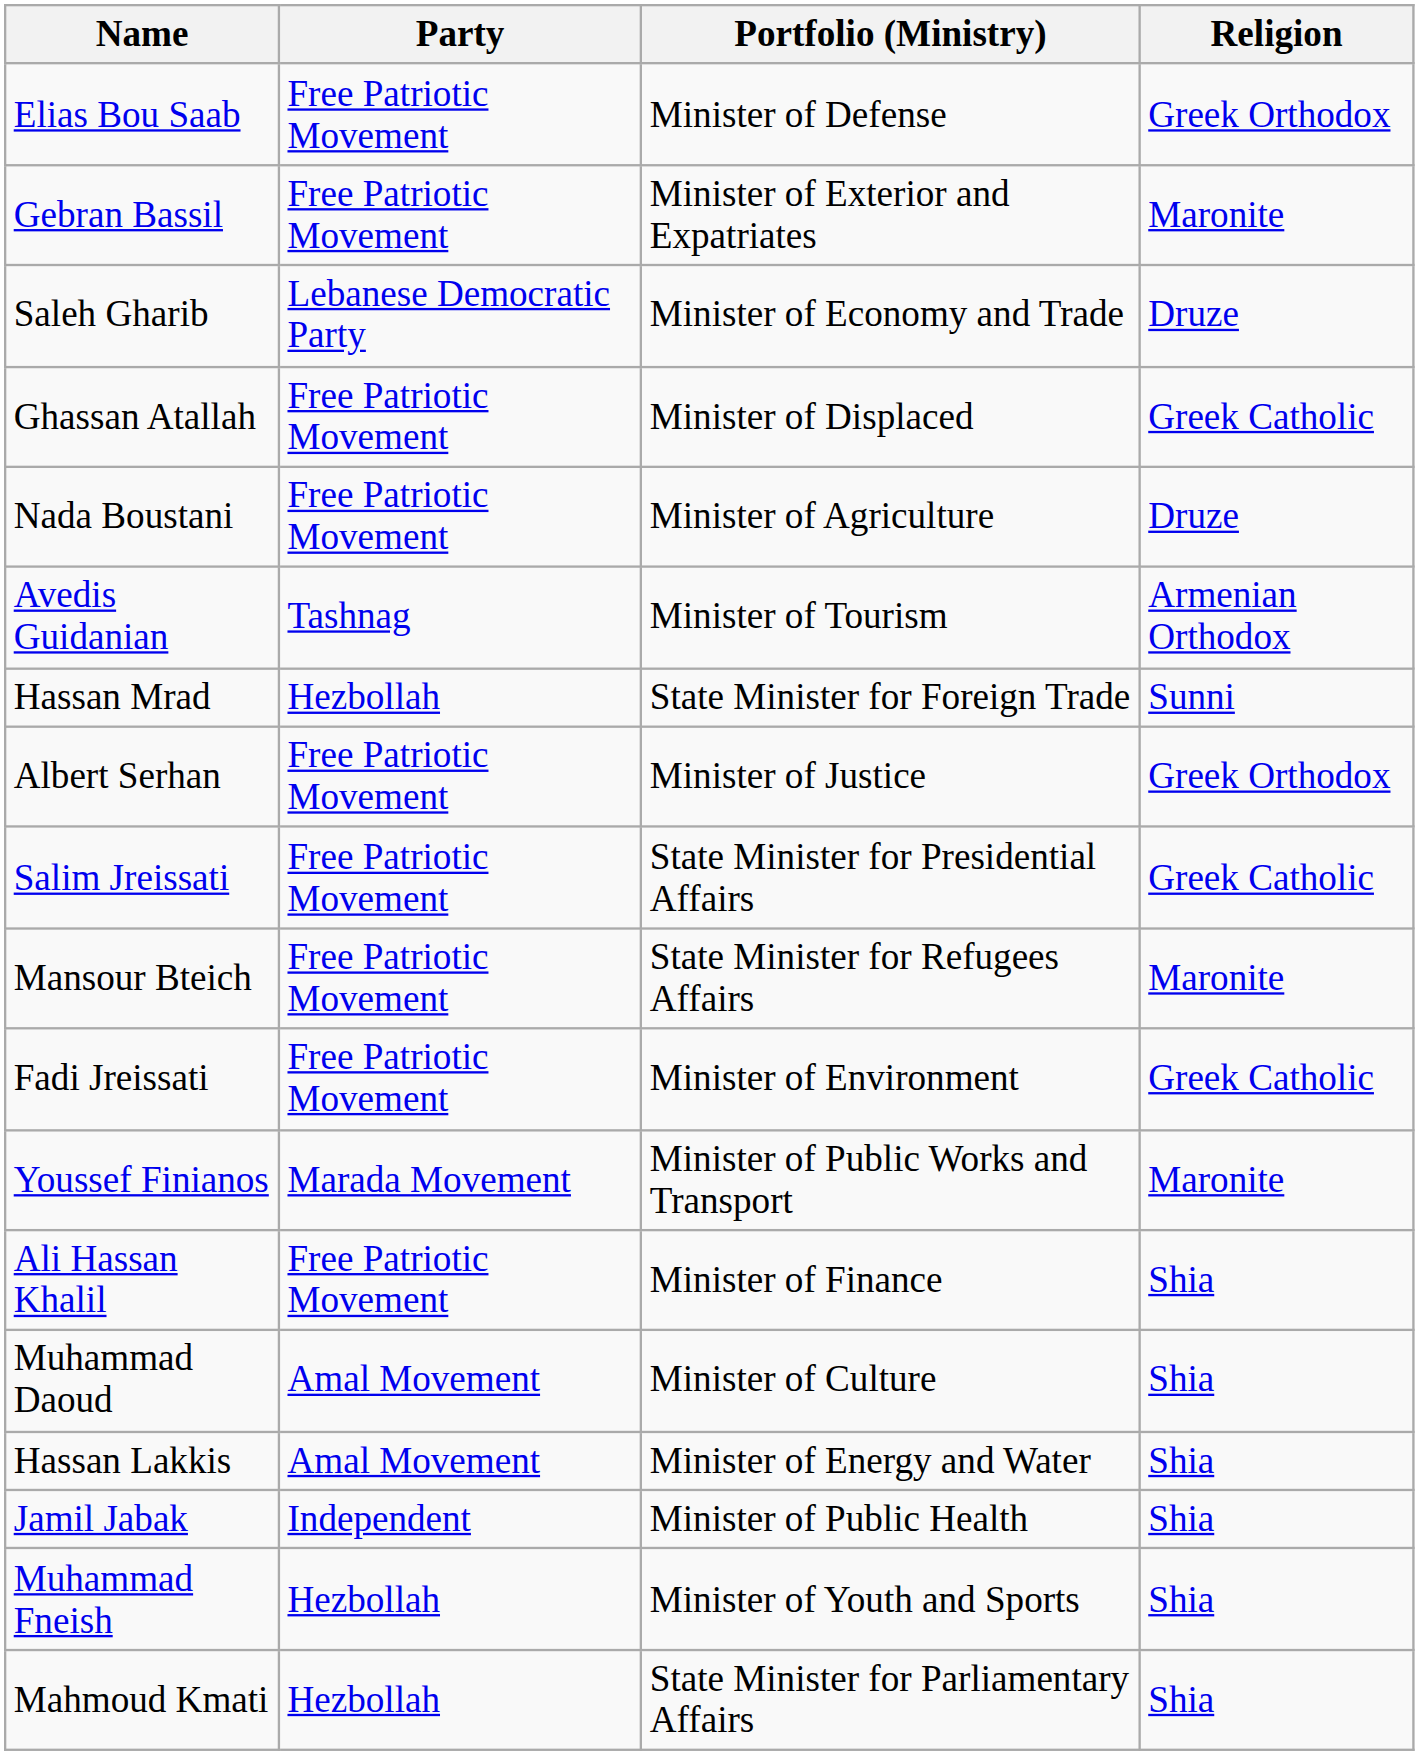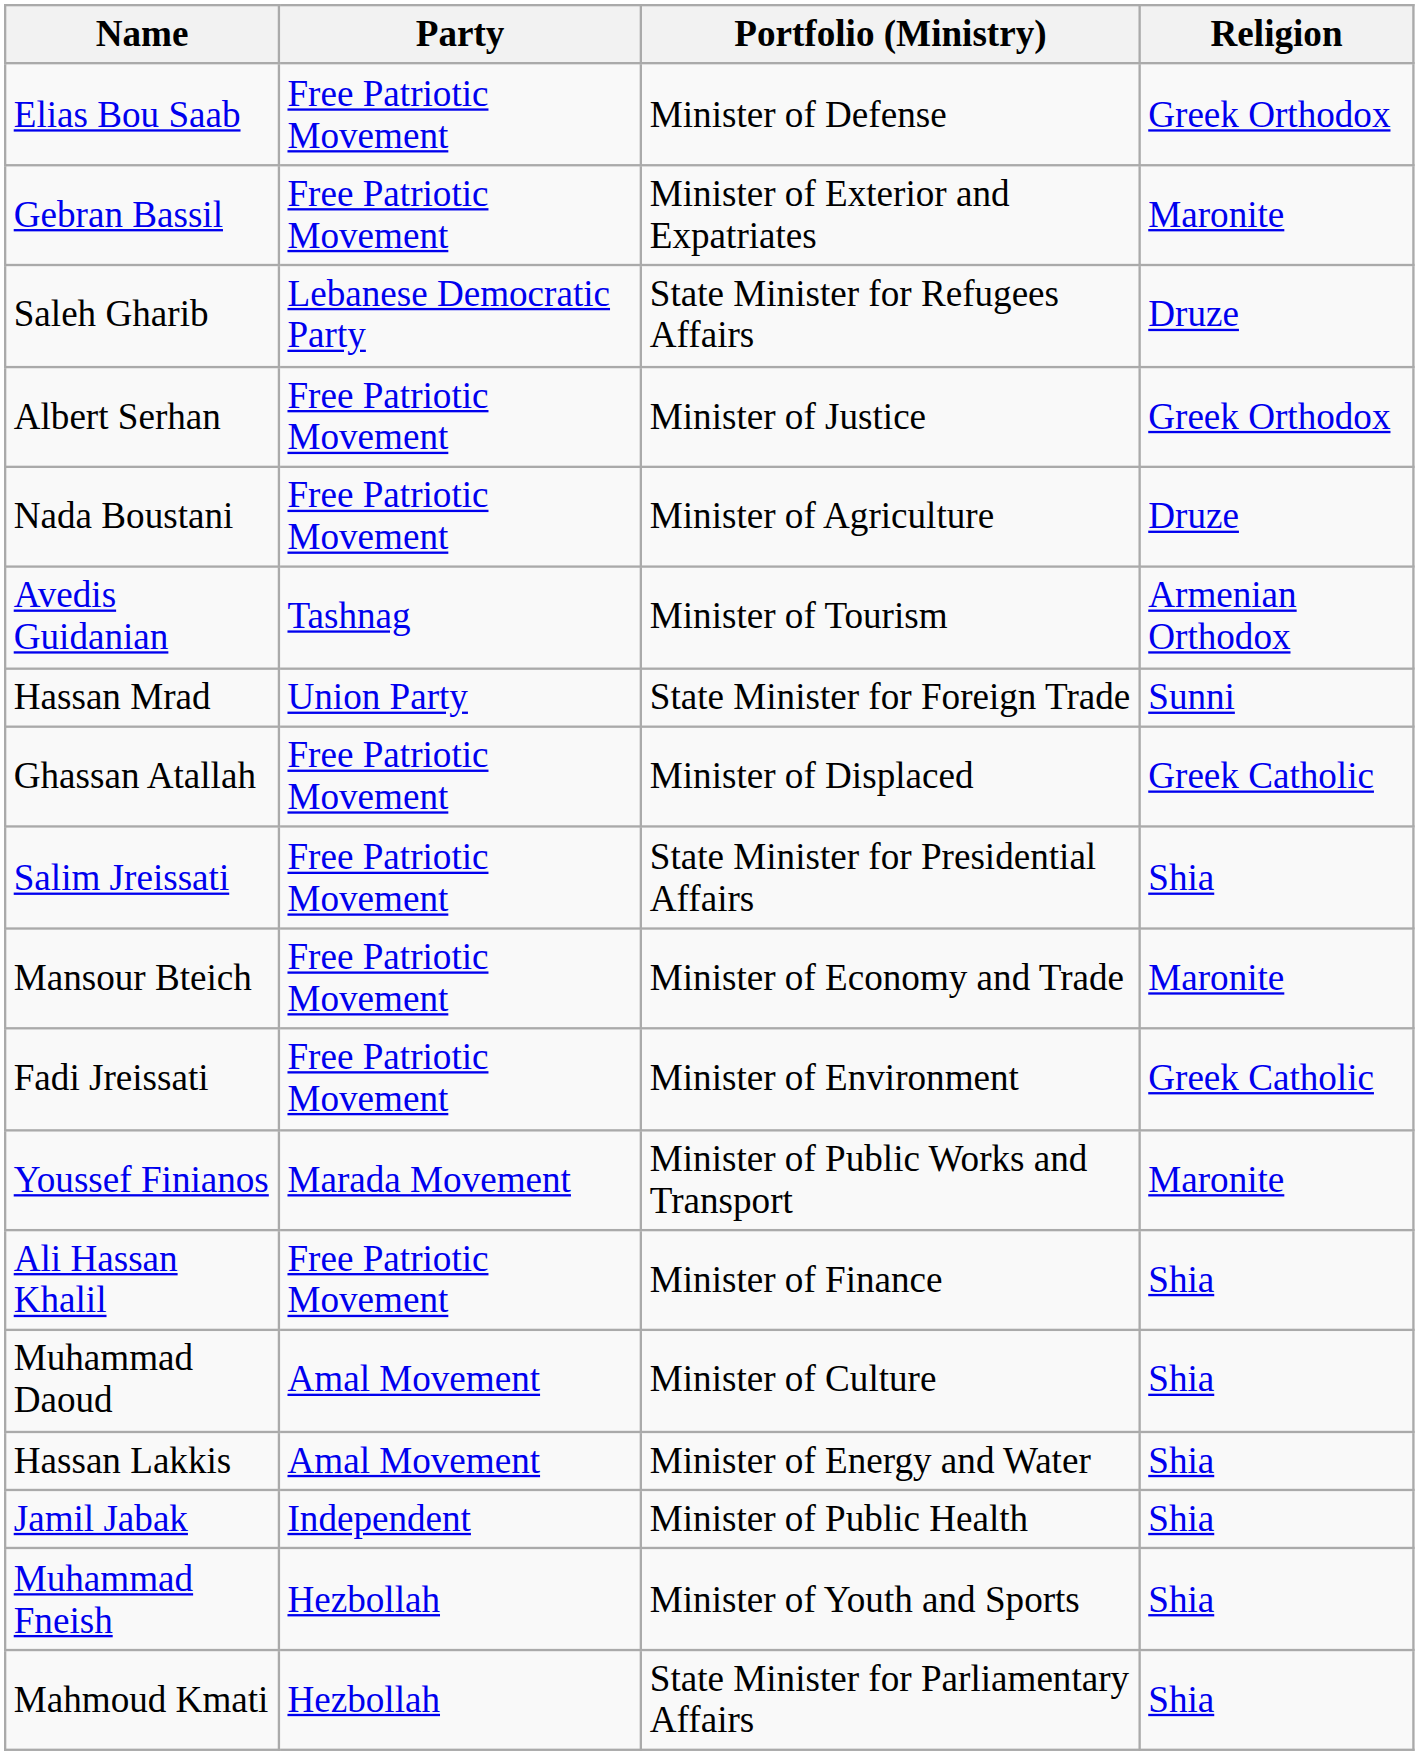(887, 314) Minister of Economy and Trade -> (854, 314) State Minister for Refugees Affairs
rows swapped: (135, 415) <-> (117, 776)
(364, 696) Hezbollah -> (378, 696) Union Party
(1261, 876) Greek Catholic -> (1181, 876) Shia
(854, 977) State Minister for Refugees Affairs -> (887, 977) Minister of Economy and Trade
